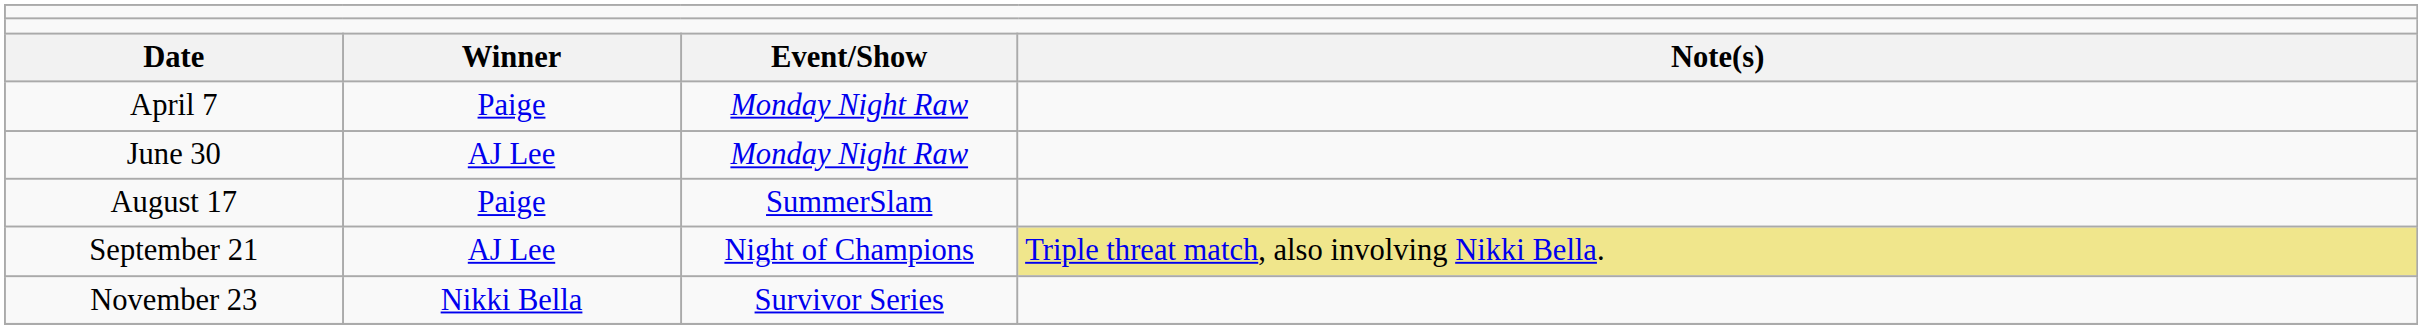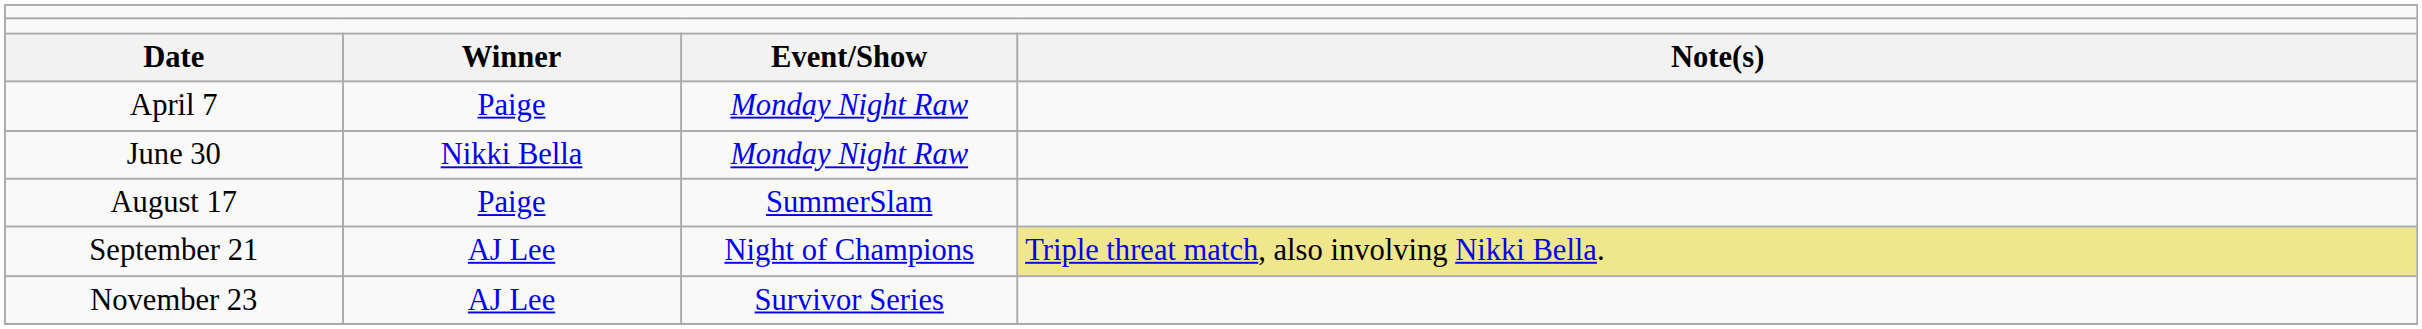(512, 153) AJ Lee -> (512, 153) Nikki Bella
(512, 299) Nikki Bella -> (512, 299) AJ Lee
